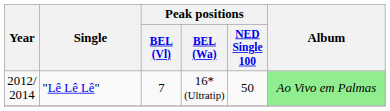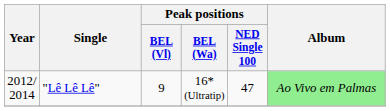(161, 88) 7 -> (161, 88) 9
(247, 88) 50 -> (247, 88) 47
